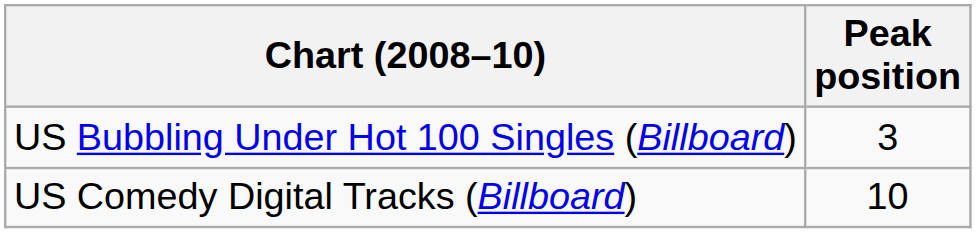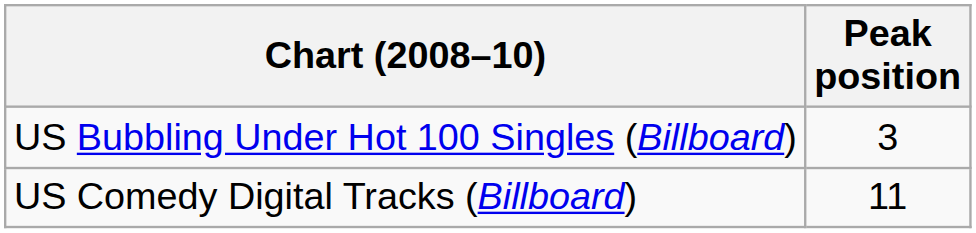(888, 196) 10 -> (888, 196) 11
